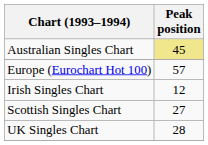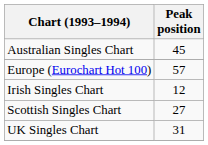(179, 49) khaki background -> (179, 49) no background
(179, 130) 28 -> (179, 130) 31
